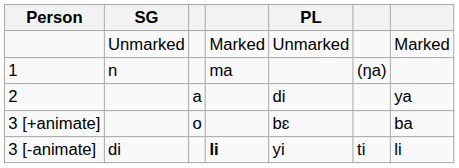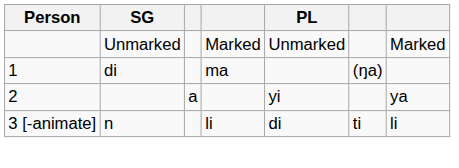(113, 70) n -> (110, 70) di
(279, 96) di -> (274, 96) yi
- row: (54, 123)
(115, 149) di -> (109, 123) n
(214, 149) bold -> (209, 123) normal
(279, 149) yi -> (275, 123) di
